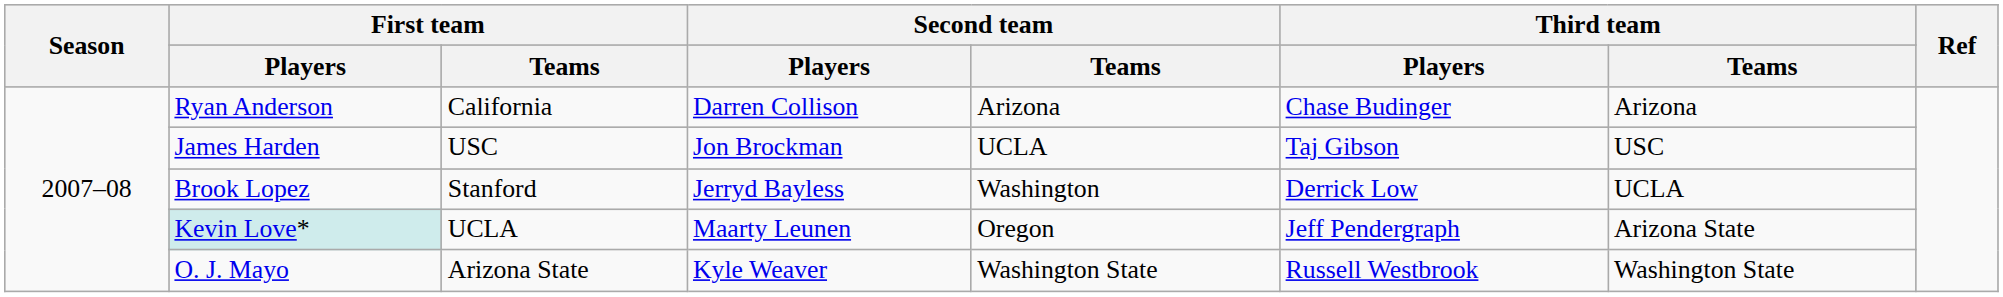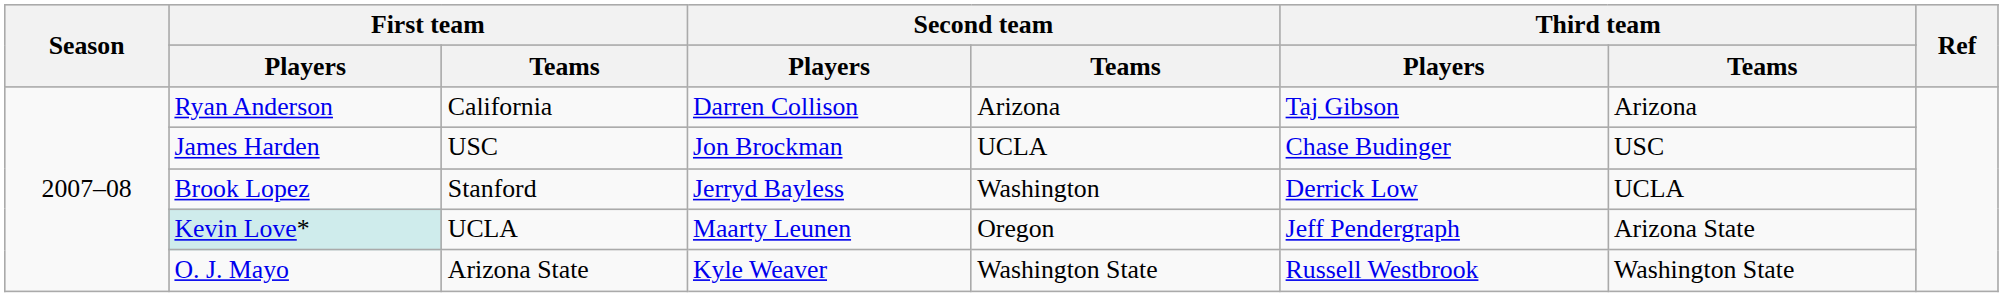(1368, 106) Chase Budinger -> (1342, 106) Taj Gibson
(1342, 147) Taj Gibson -> (1368, 147) Chase Budinger
